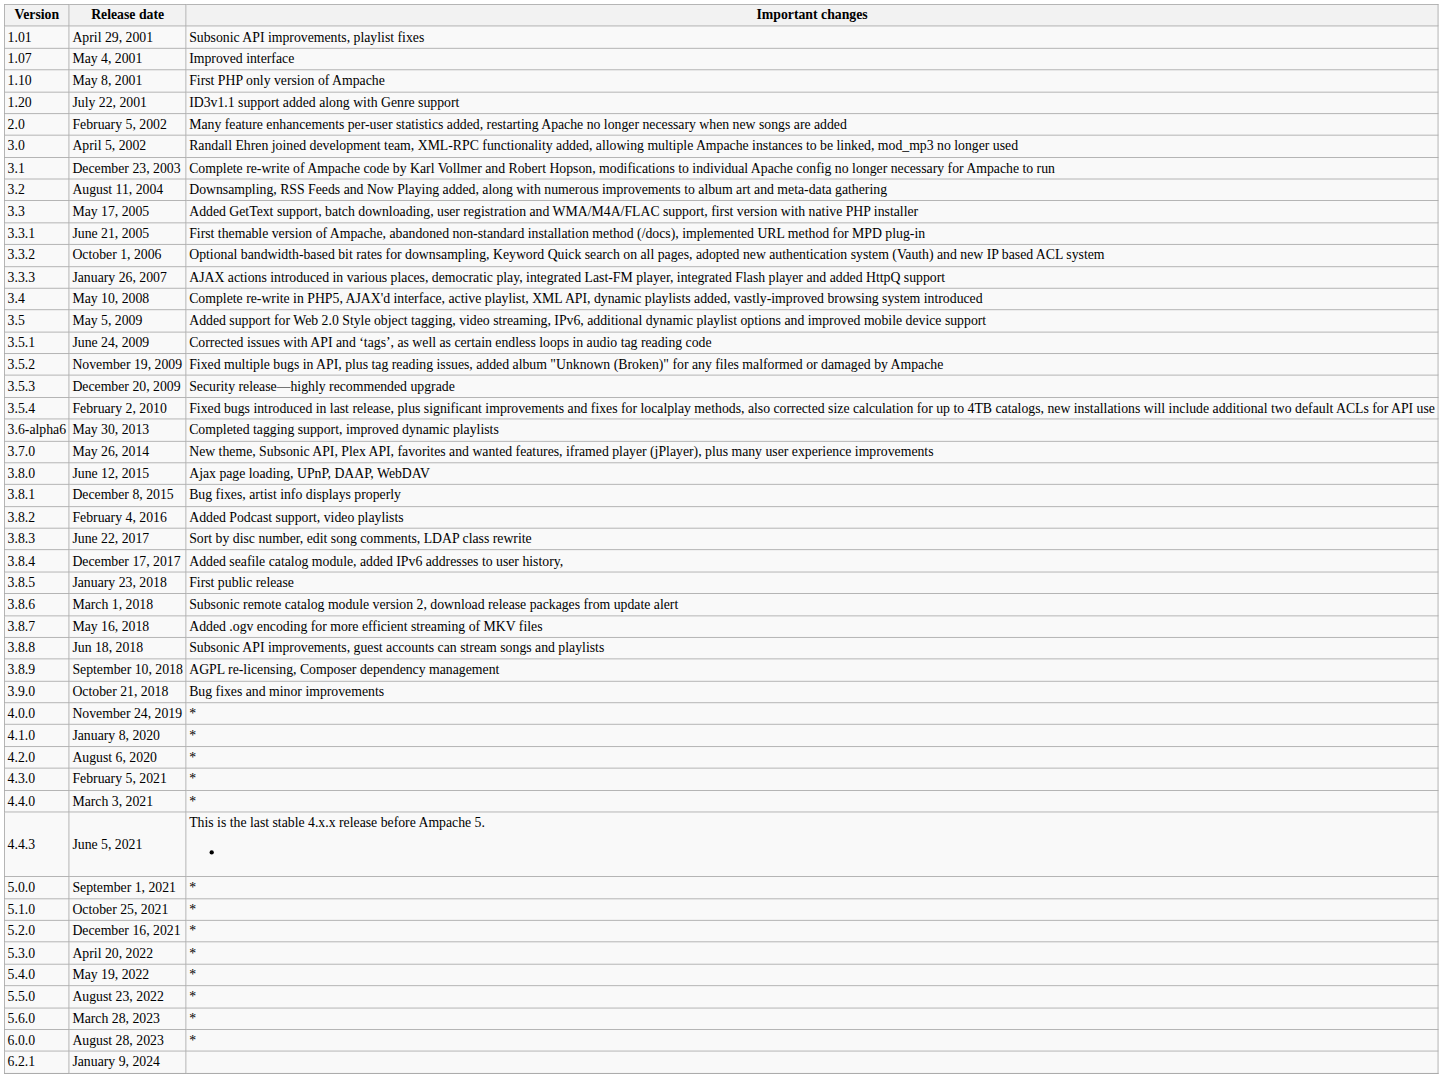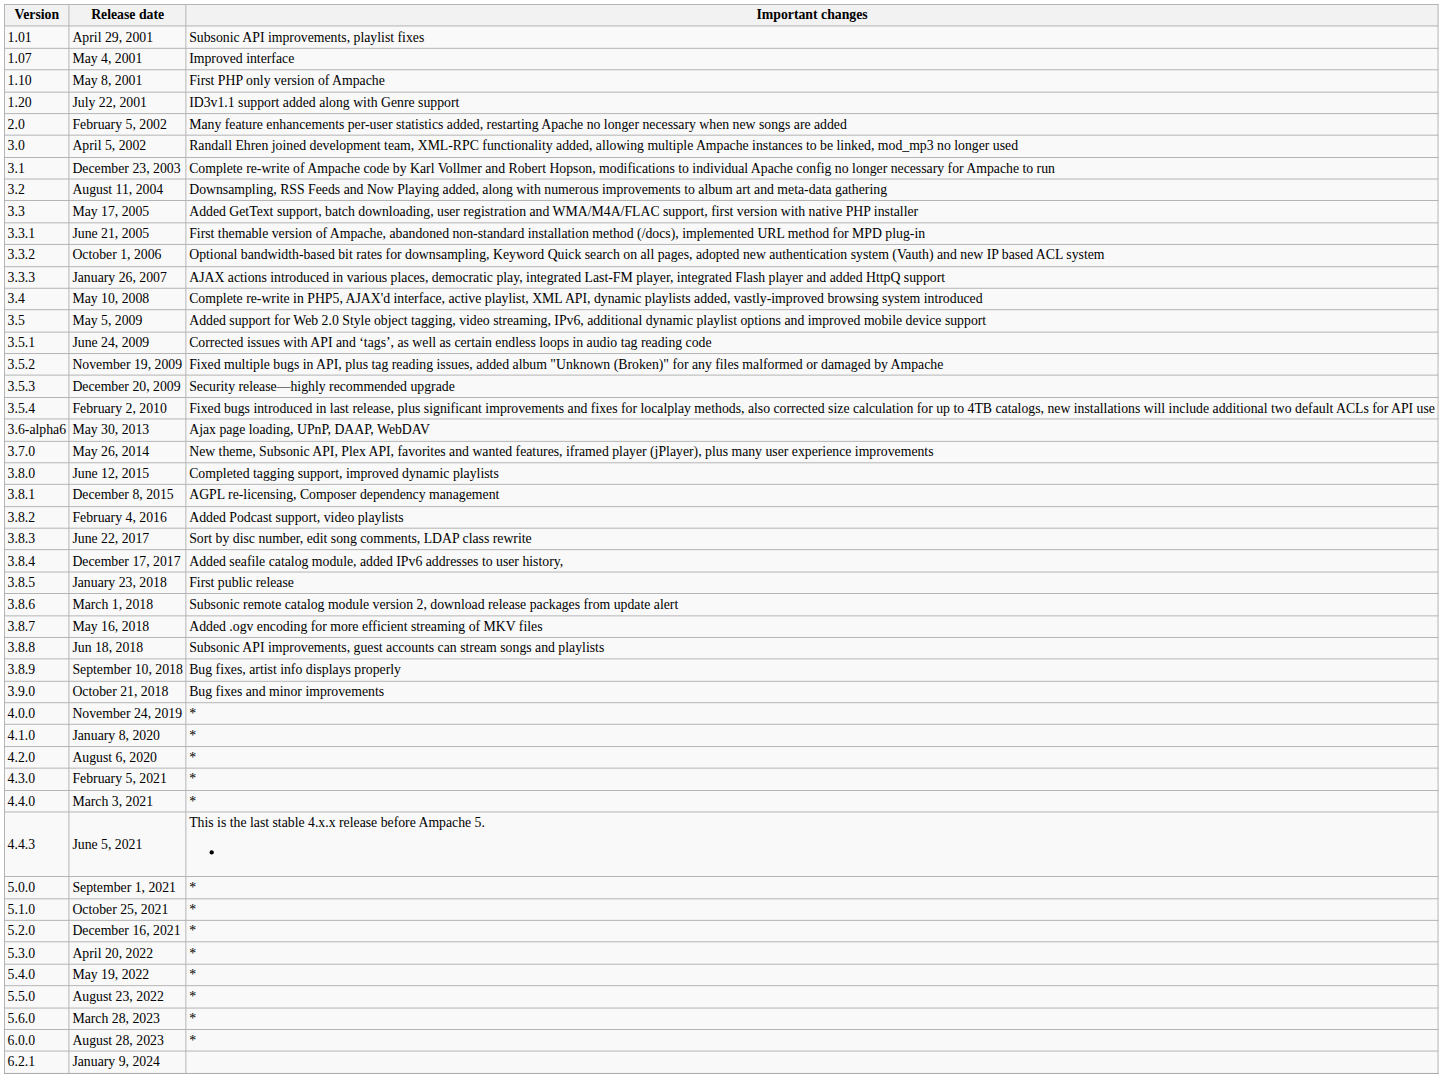(344, 430) Completed tagging support, improved dynamic playlists -> (310, 430) Ajax page loading, UPnP, DAAP, WebDAV
(310, 473) Ajax page loading, UPnP, DAAP, WebDAV -> (344, 473) Completed tagging support, improved dynamic playlists
(295, 495) Bug fixes, artist info displays properly -> (344, 495) AGPL re-licensing, Composer dependency management
(344, 670) AGPL re-licensing, Composer dependency management -> (295, 670) Bug fixes, artist info displays properly
